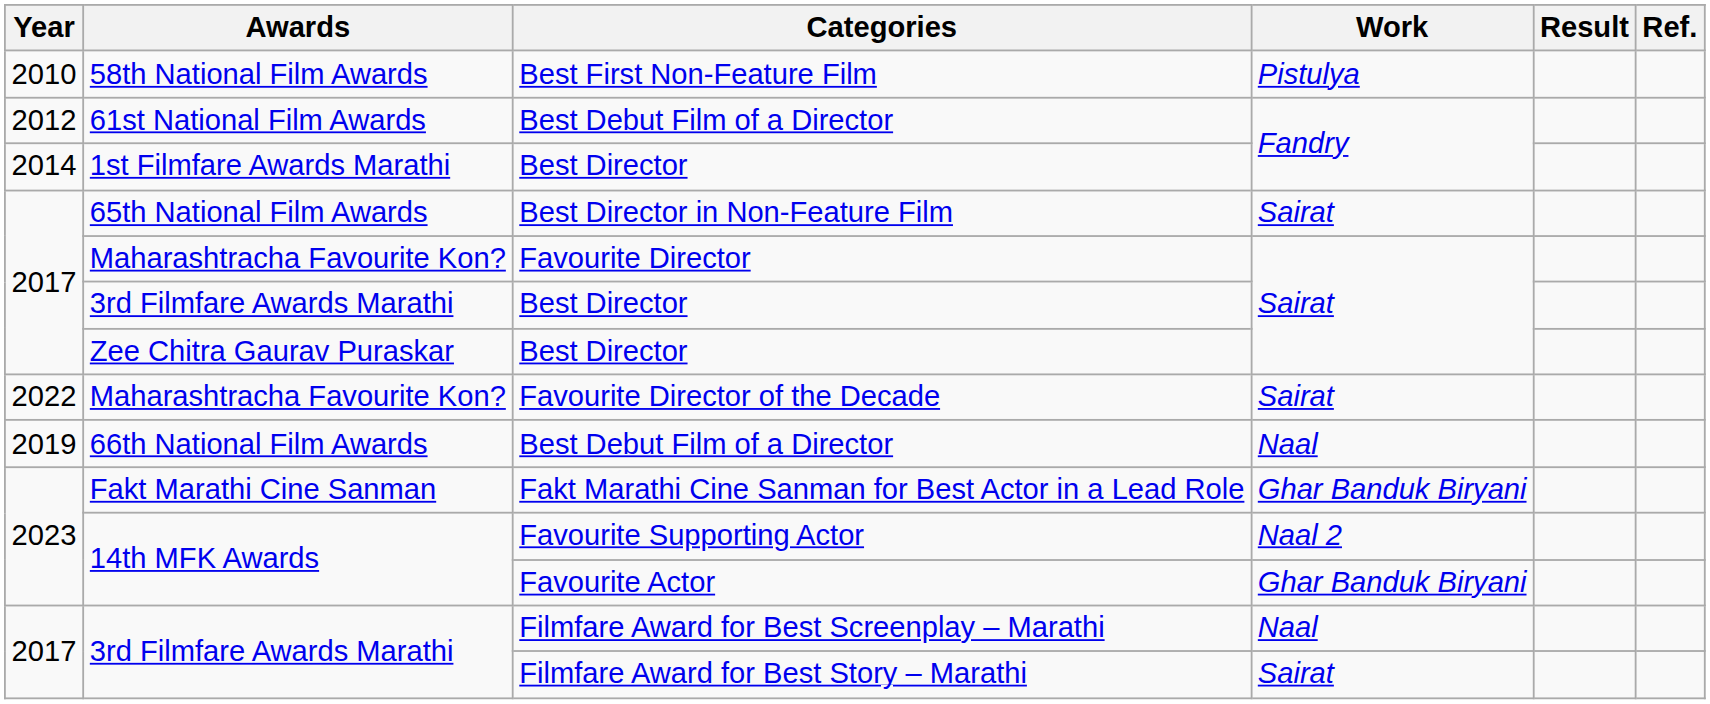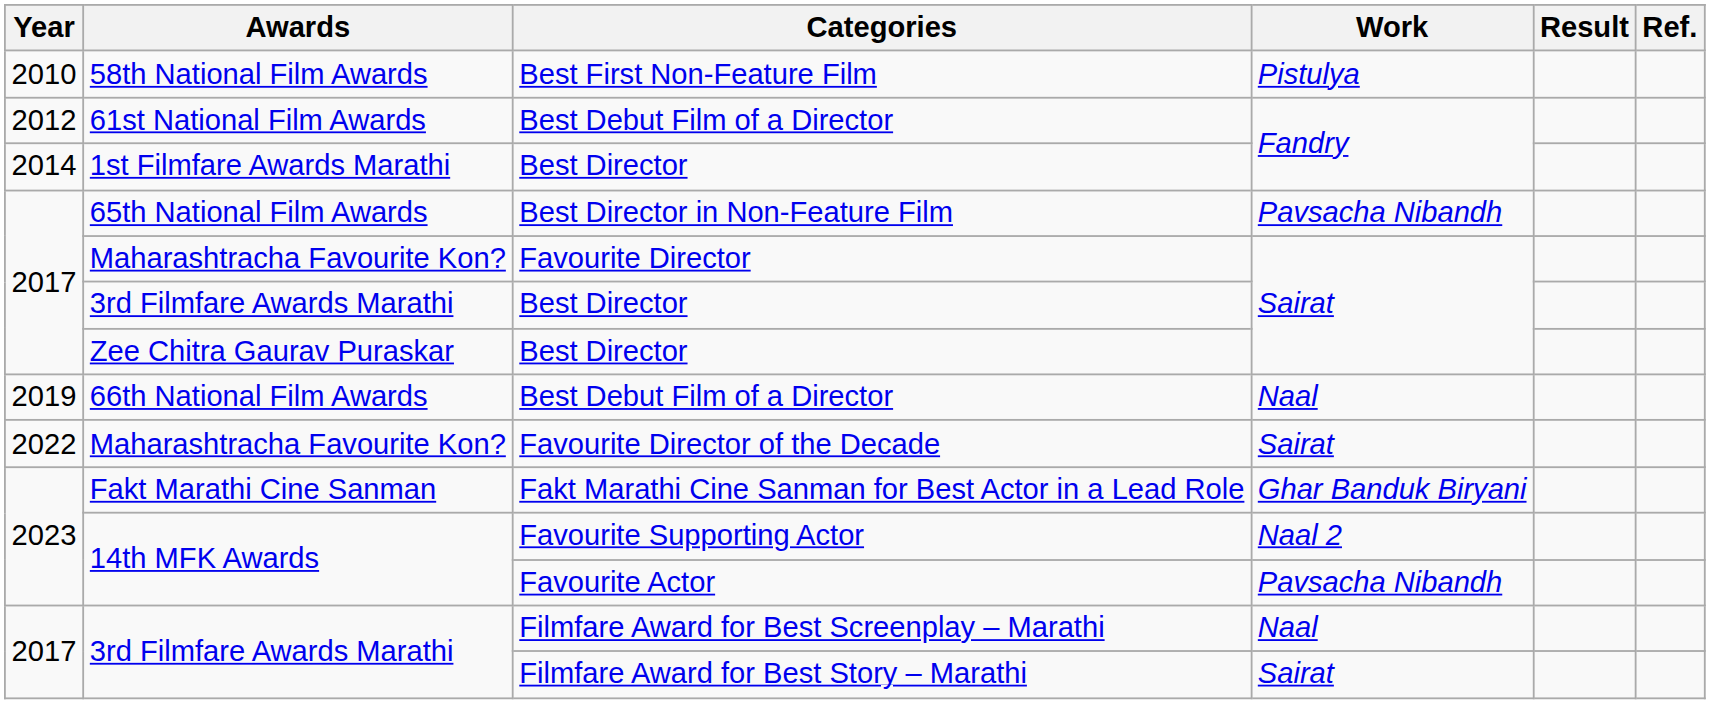(1296, 212) Sairat -> (1380, 212) Pavsacha Nibandh
rows swapped: (259, 443) <-> (298, 397)
(1392, 581) Ghar Banduk Biryani -> (1380, 581) Pavsacha Nibandh
